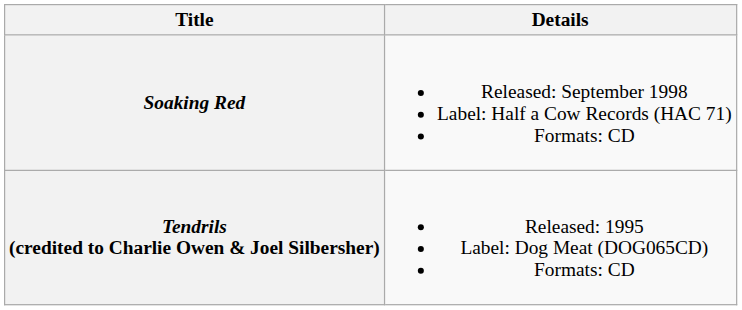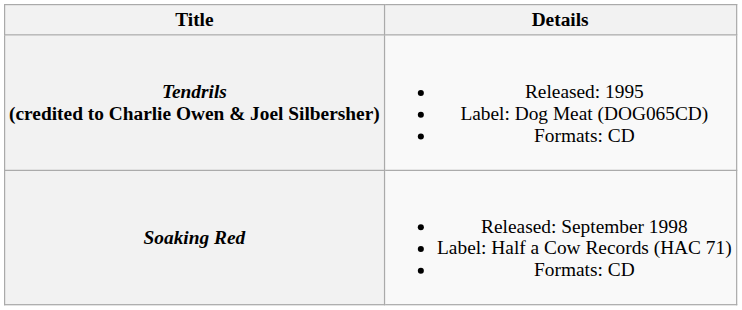rows swapped: (194, 237) <-> (194, 102)
